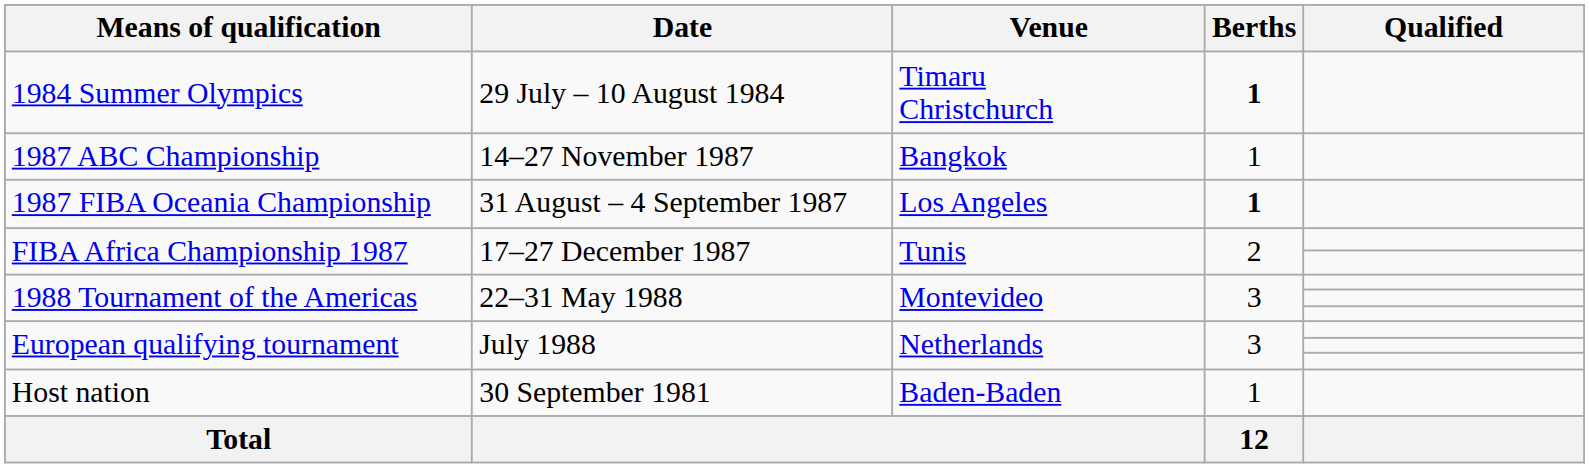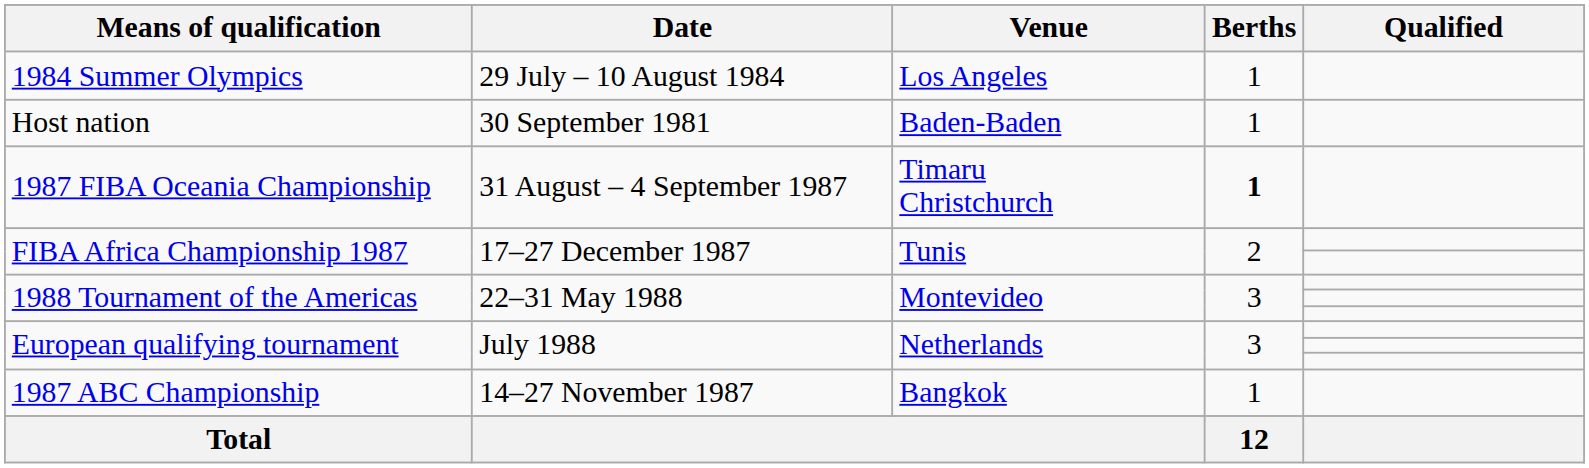(976, 92) Timaru Christchurch -> (973, 75) Los Angeles
(1254, 92) bold -> (1254, 75) normal
rows swapped: (81, 391) <-> (166, 155)
(973, 203) Los Angeles -> (976, 186) Timaru Christchurch
